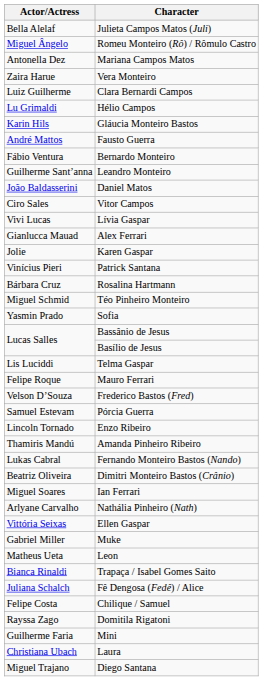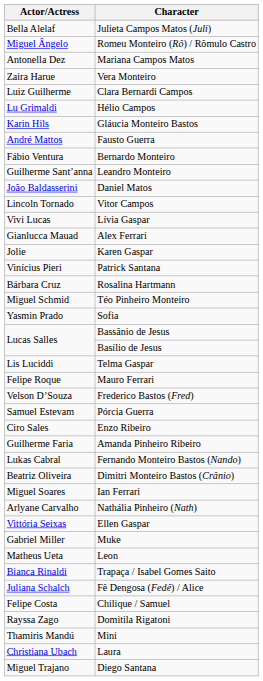(27, 204) Ciro Sales -> (40, 204) Lincoln Tornado
(40, 428) Lincoln Tornado -> (27, 428) Ciro Sales
(40, 444) Thamiris Mandú -> (40, 444) Guilherme Faria
(40, 635) Guilherme Faria -> (40, 635) Thamiris Mandú
